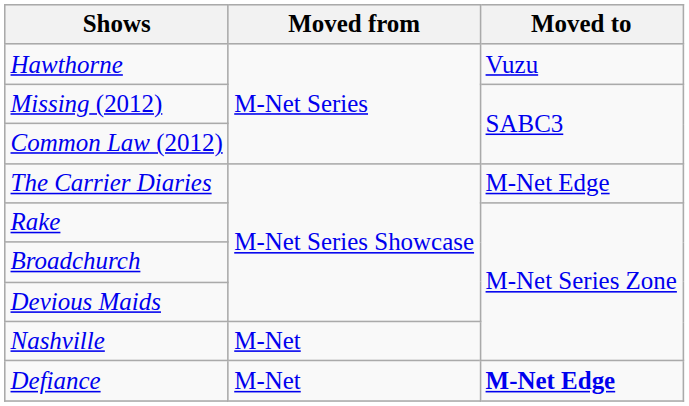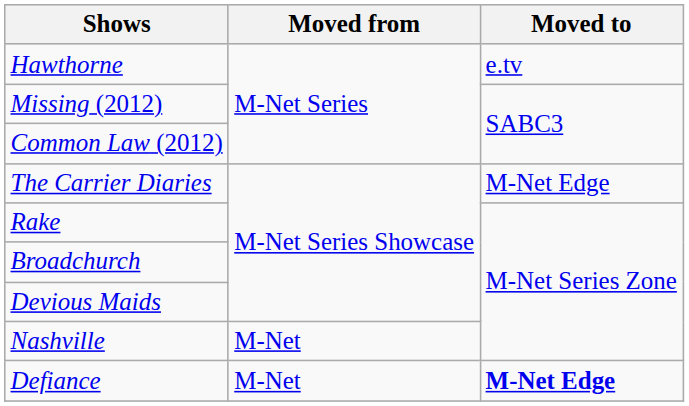(512, 63) Vuzu -> (504, 63) e.tv
